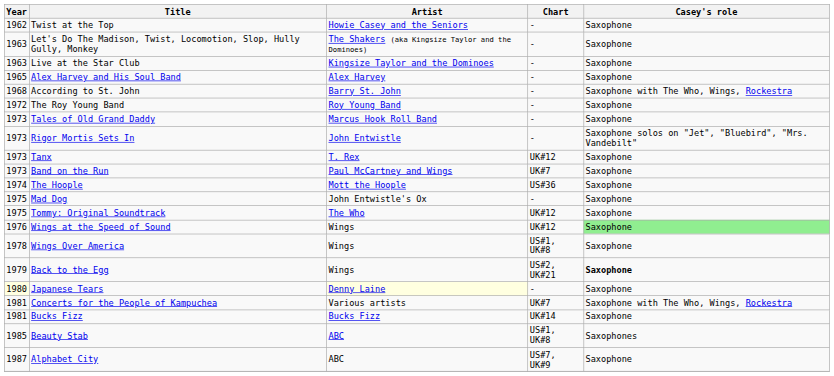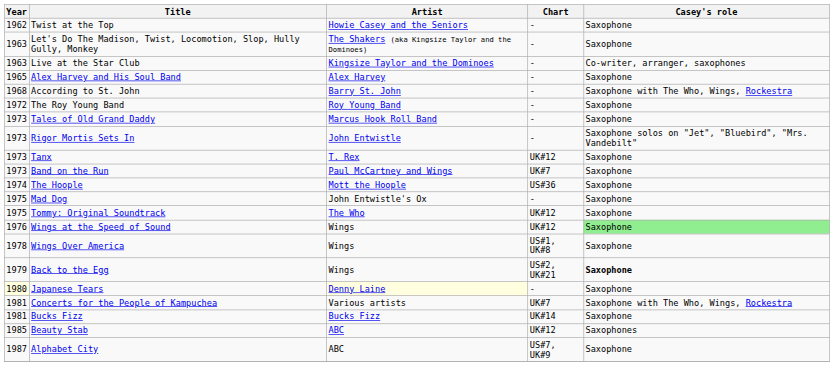(609, 63) Saxophone -> (666, 63) Co-writer, arranger, saxophones
(543, 336) US#1, UK#8 -> (543, 331) UK#12
